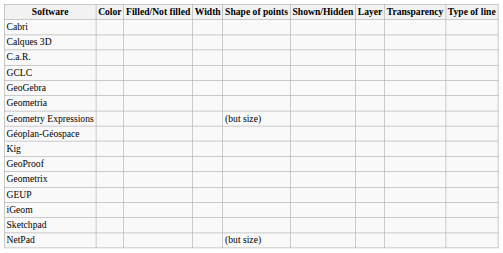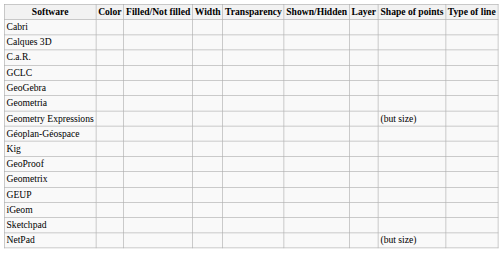columns swapped: (415, 12) <-> (257, 12)
